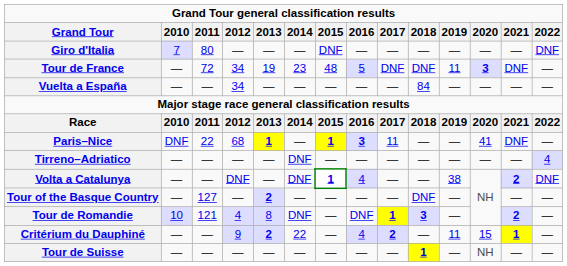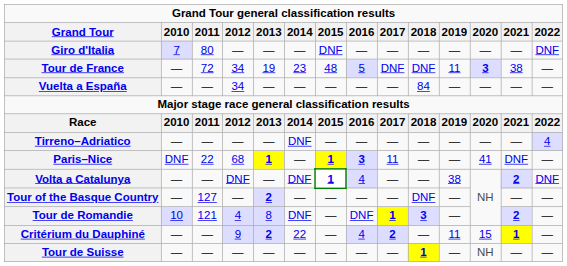(516, 68) DNF -> (516, 68) 38
rows swapped: (83, 141) <-> (83, 159)
